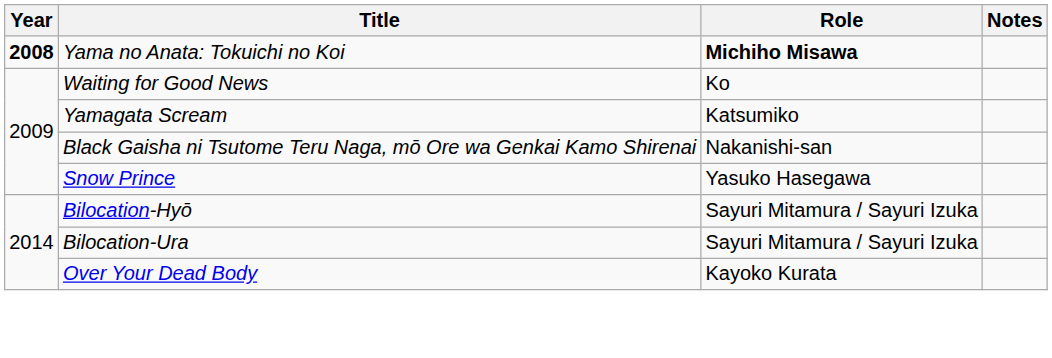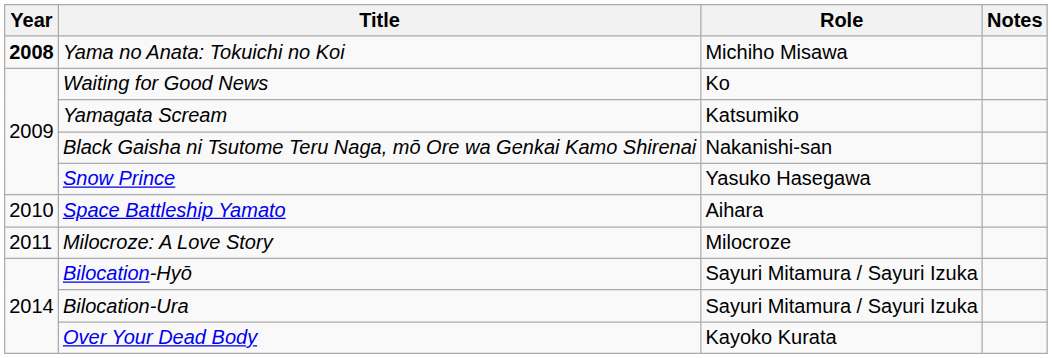(782, 52) bold -> (777, 52) normal
+ row: (174, 210)
+ row: (168, 242)
